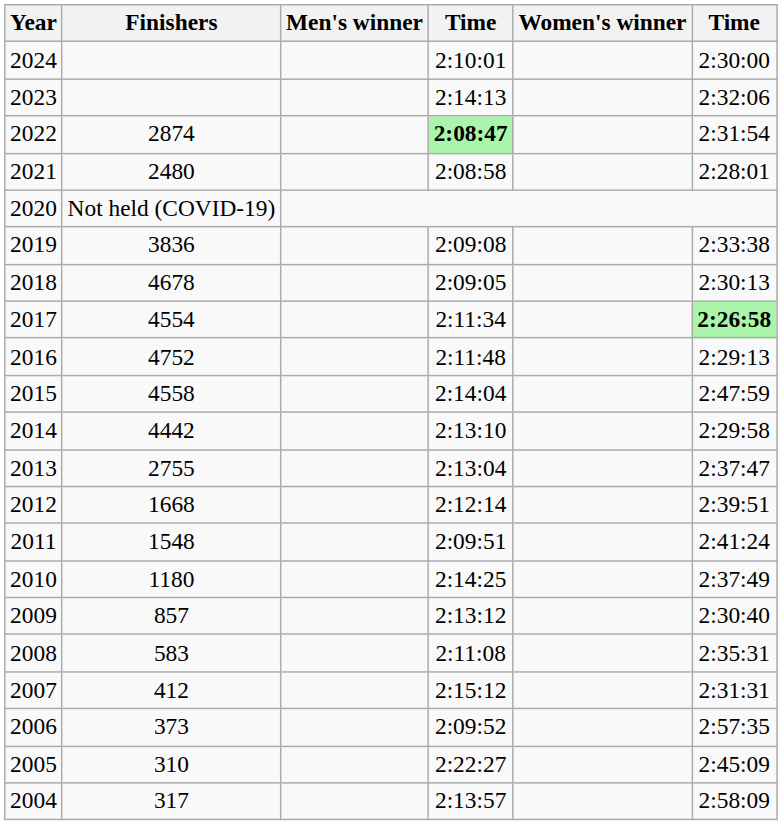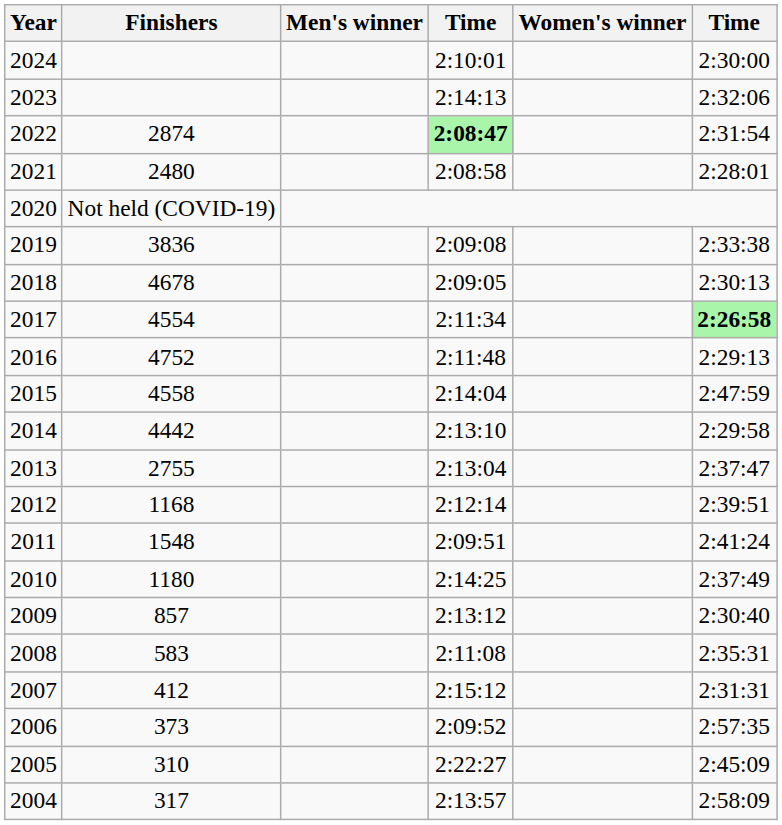(171, 504) 1668 -> (171, 504) 1168
